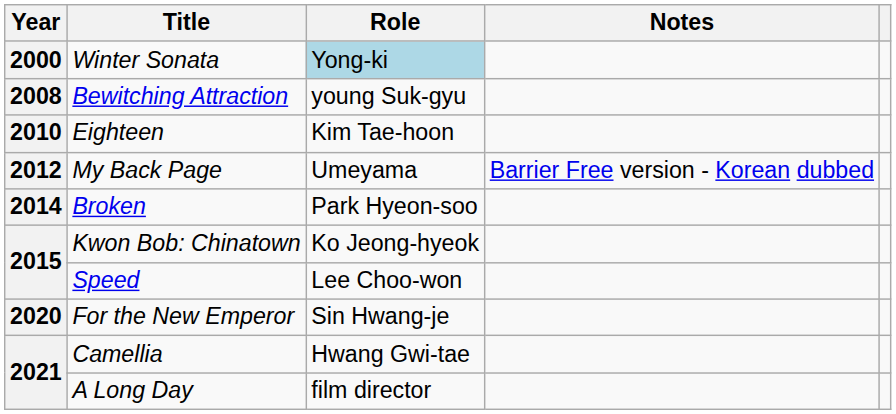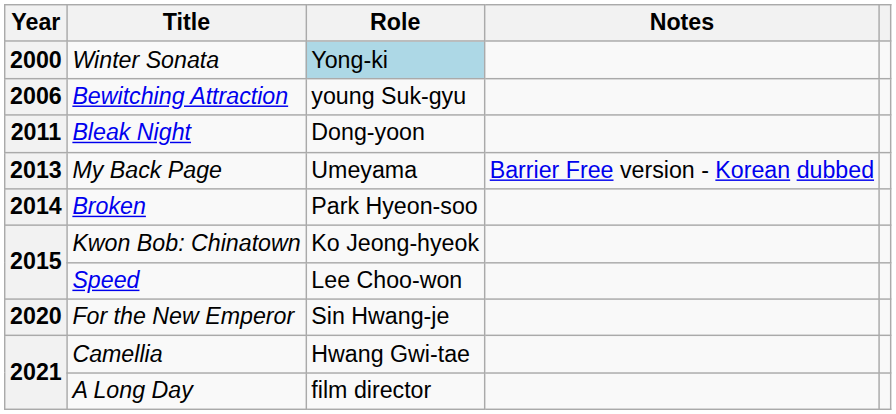(36, 96) 2008 -> (36, 96) 2006
- row: (118, 133)
+ row: (132, 133)
(36, 170) 2012 -> (36, 170) 2013
